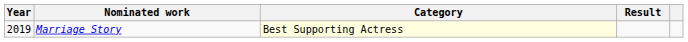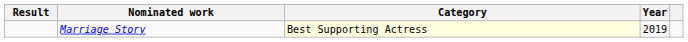columns swapped: (19, 13) <-> (643, 13)
